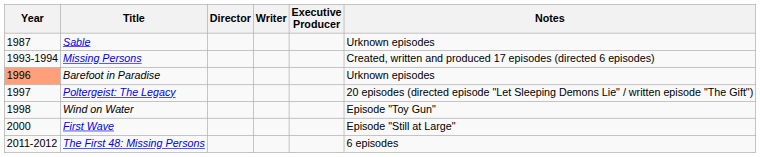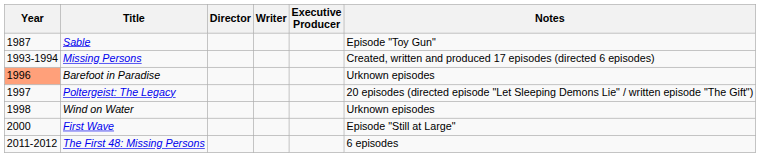(391, 42) Urknown episodes -> (391, 42) Episode "Toy Gun"
(391, 110) Episode "Toy Gun" -> (391, 110) Urknown episodes
